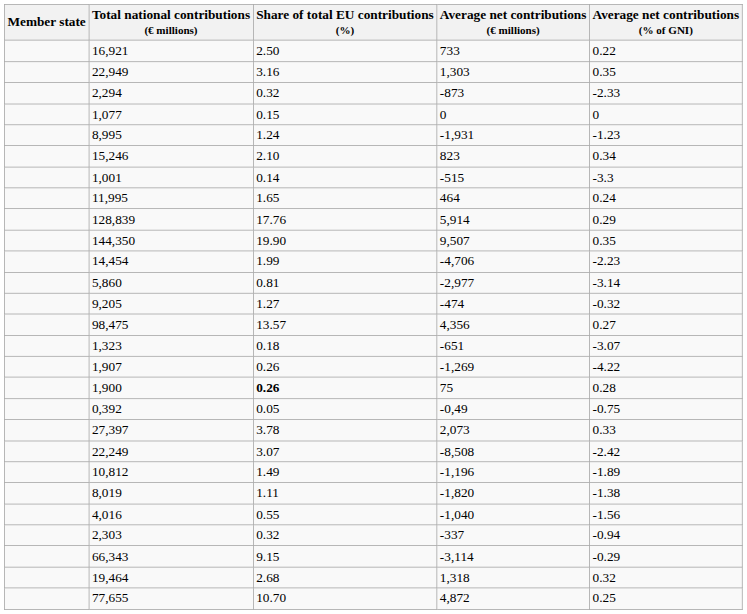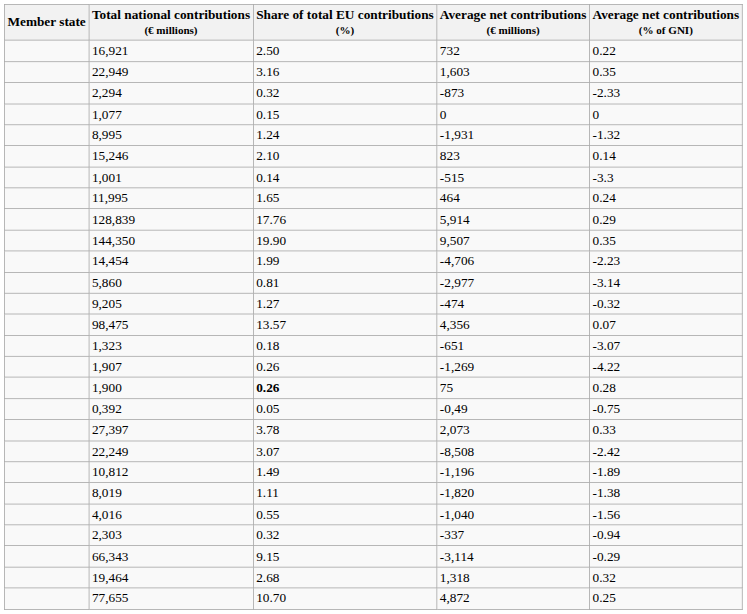(450, 51) 733 -> (450, 51) 732
(455, 72) 1,303 -> (455, 72) 1,603
(606, 135) -1.23 -> (606, 135) -1.32
(604, 156) 0.34 -> (604, 156) 0.14
(604, 324) 0.27 -> (604, 324) 0.07
